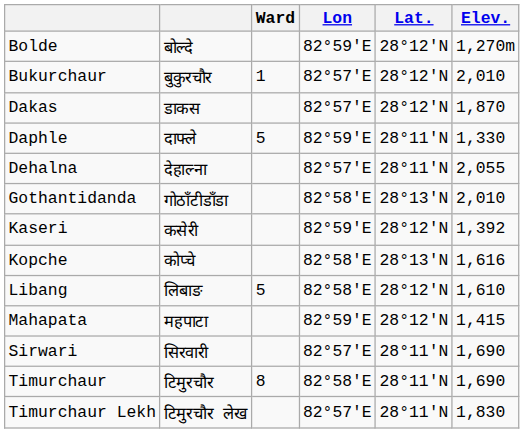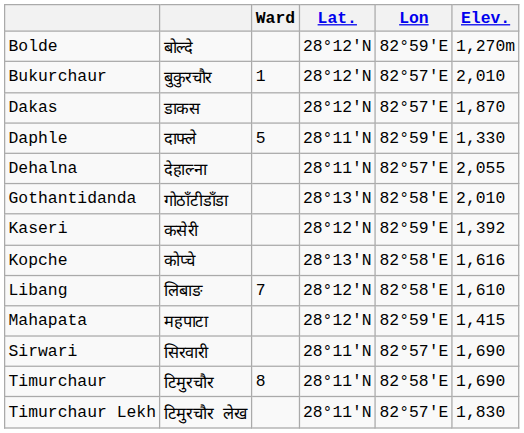columns swapped: (414, 18) <-> (337, 18)
(261, 290) 5 -> (261, 290) 7
